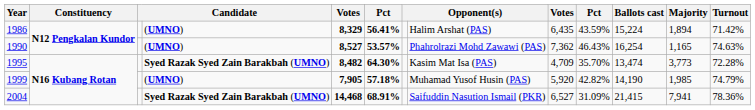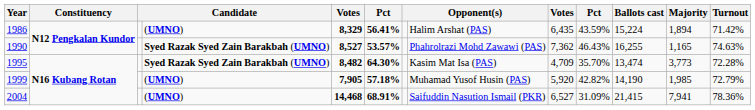(164, 46) (UMNO) -> (237, 46) Syed Razak Syed Zain Barakbah (UMNO)
(629, 46) 16,254 -> (629, 46) 16,255
(728, 80) 74.79% -> (728, 80) 72.79%
(237, 96) Syed Razak Syed Zain Barakbah (UMNO) -> (164, 96) (UMNO)
